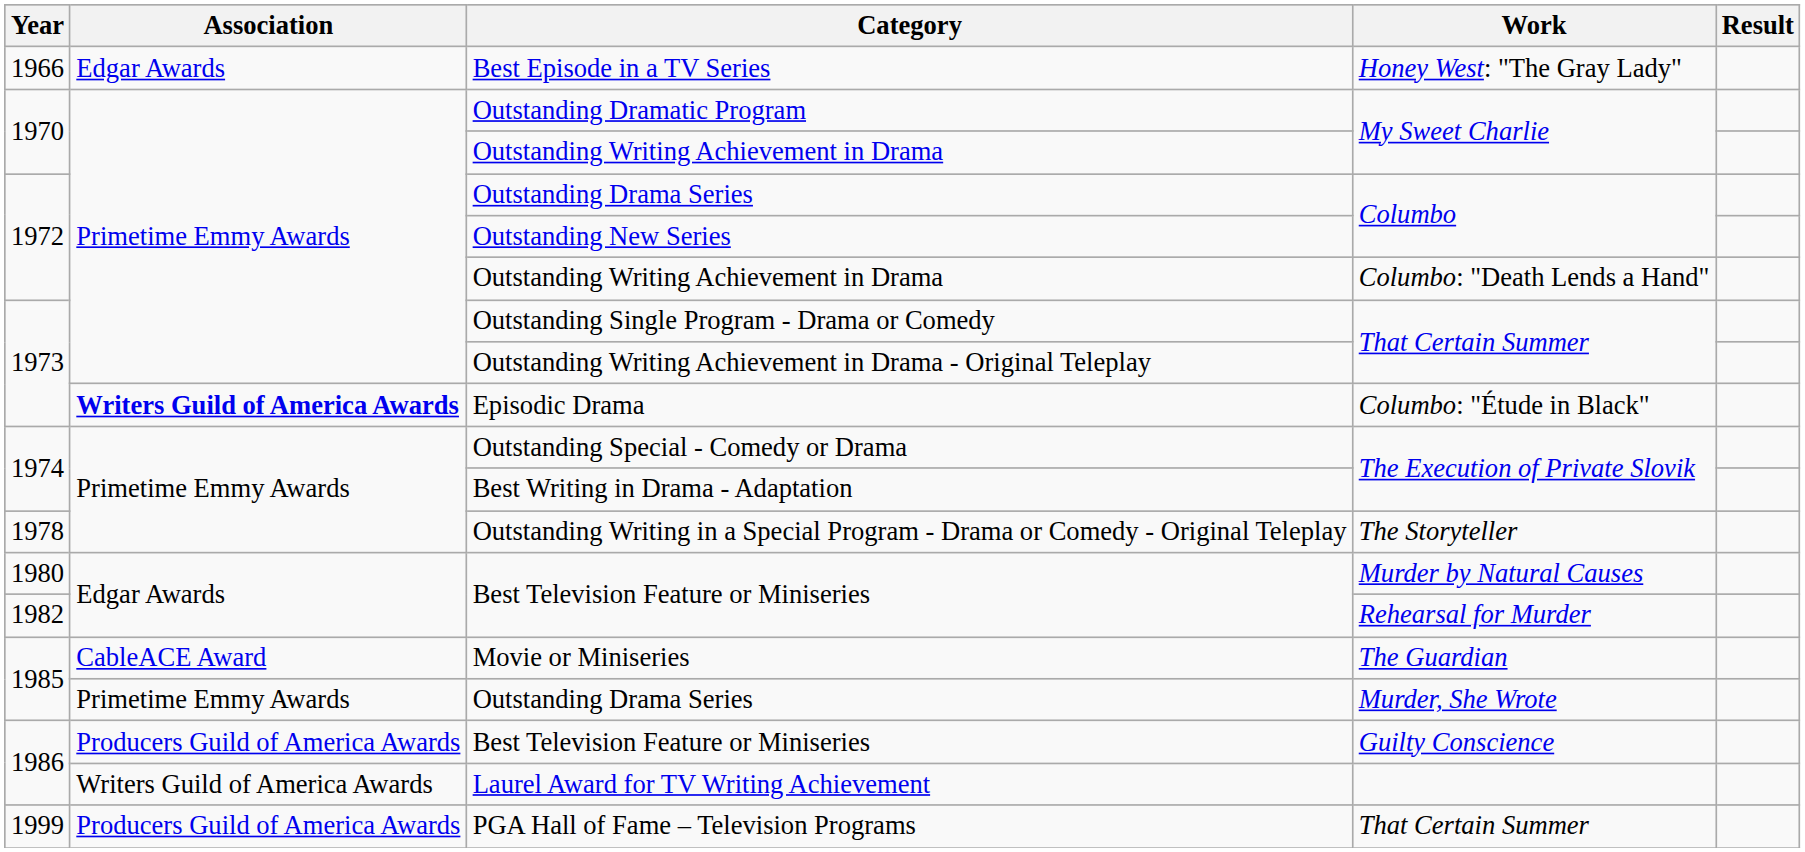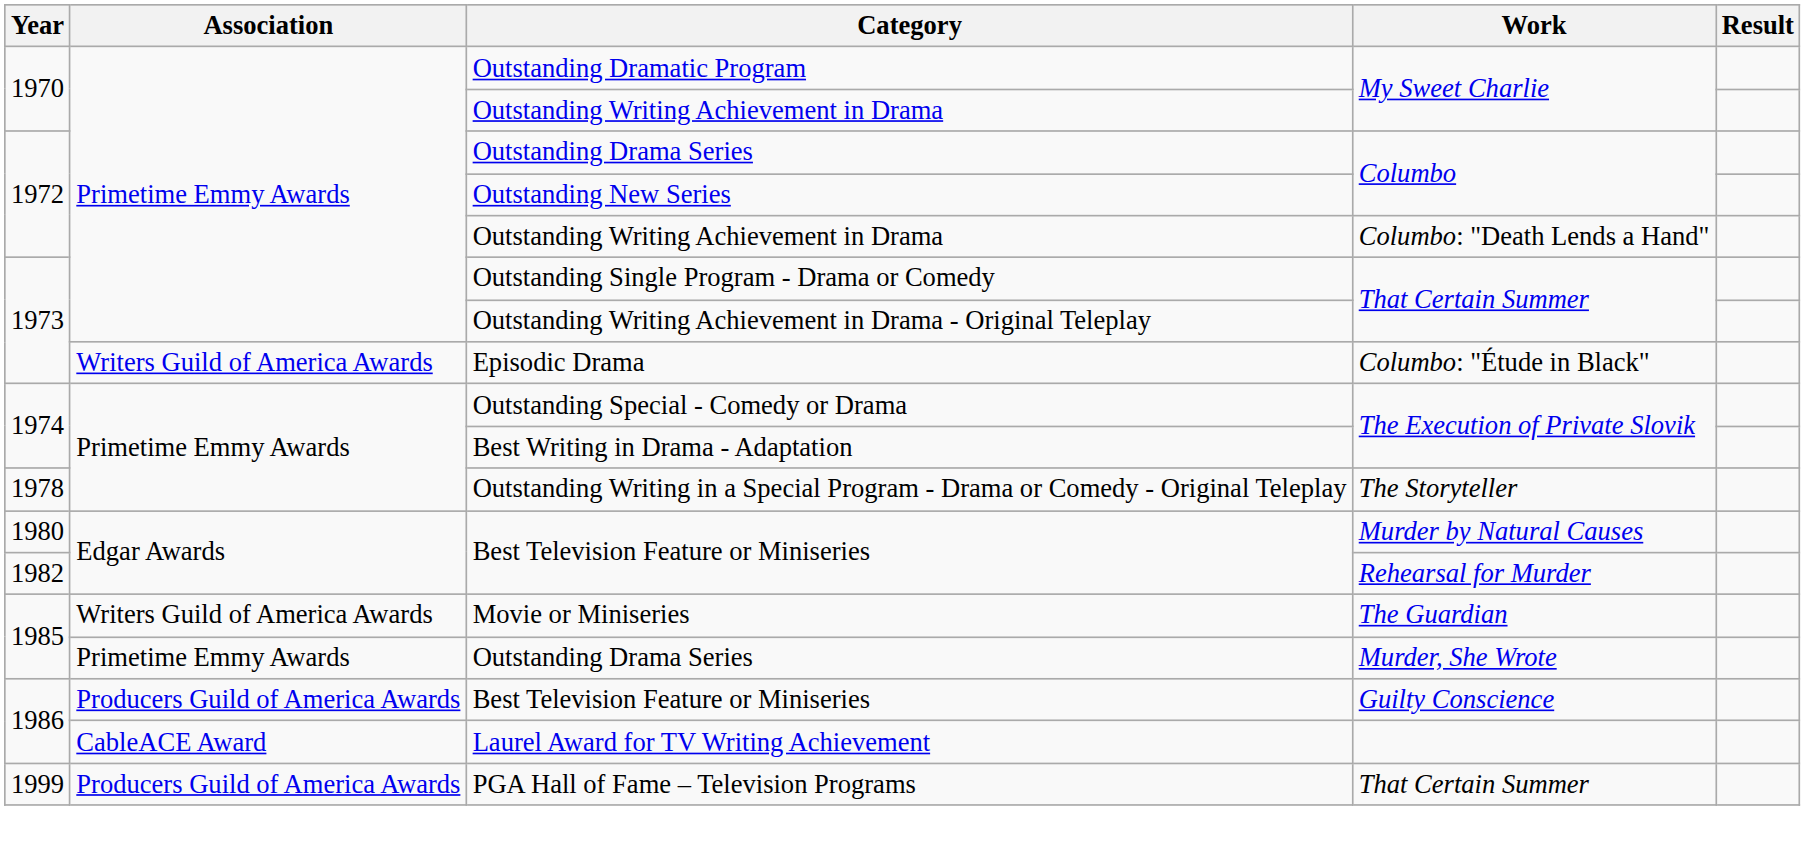- row: (622, 67)
(268, 404) bold -> (255, 362) normal
(171, 657) CableACE Award -> (255, 615) Writers Guild of America Awards
(255, 783) Writers Guild of America Awards -> (171, 741) CableACE Award
